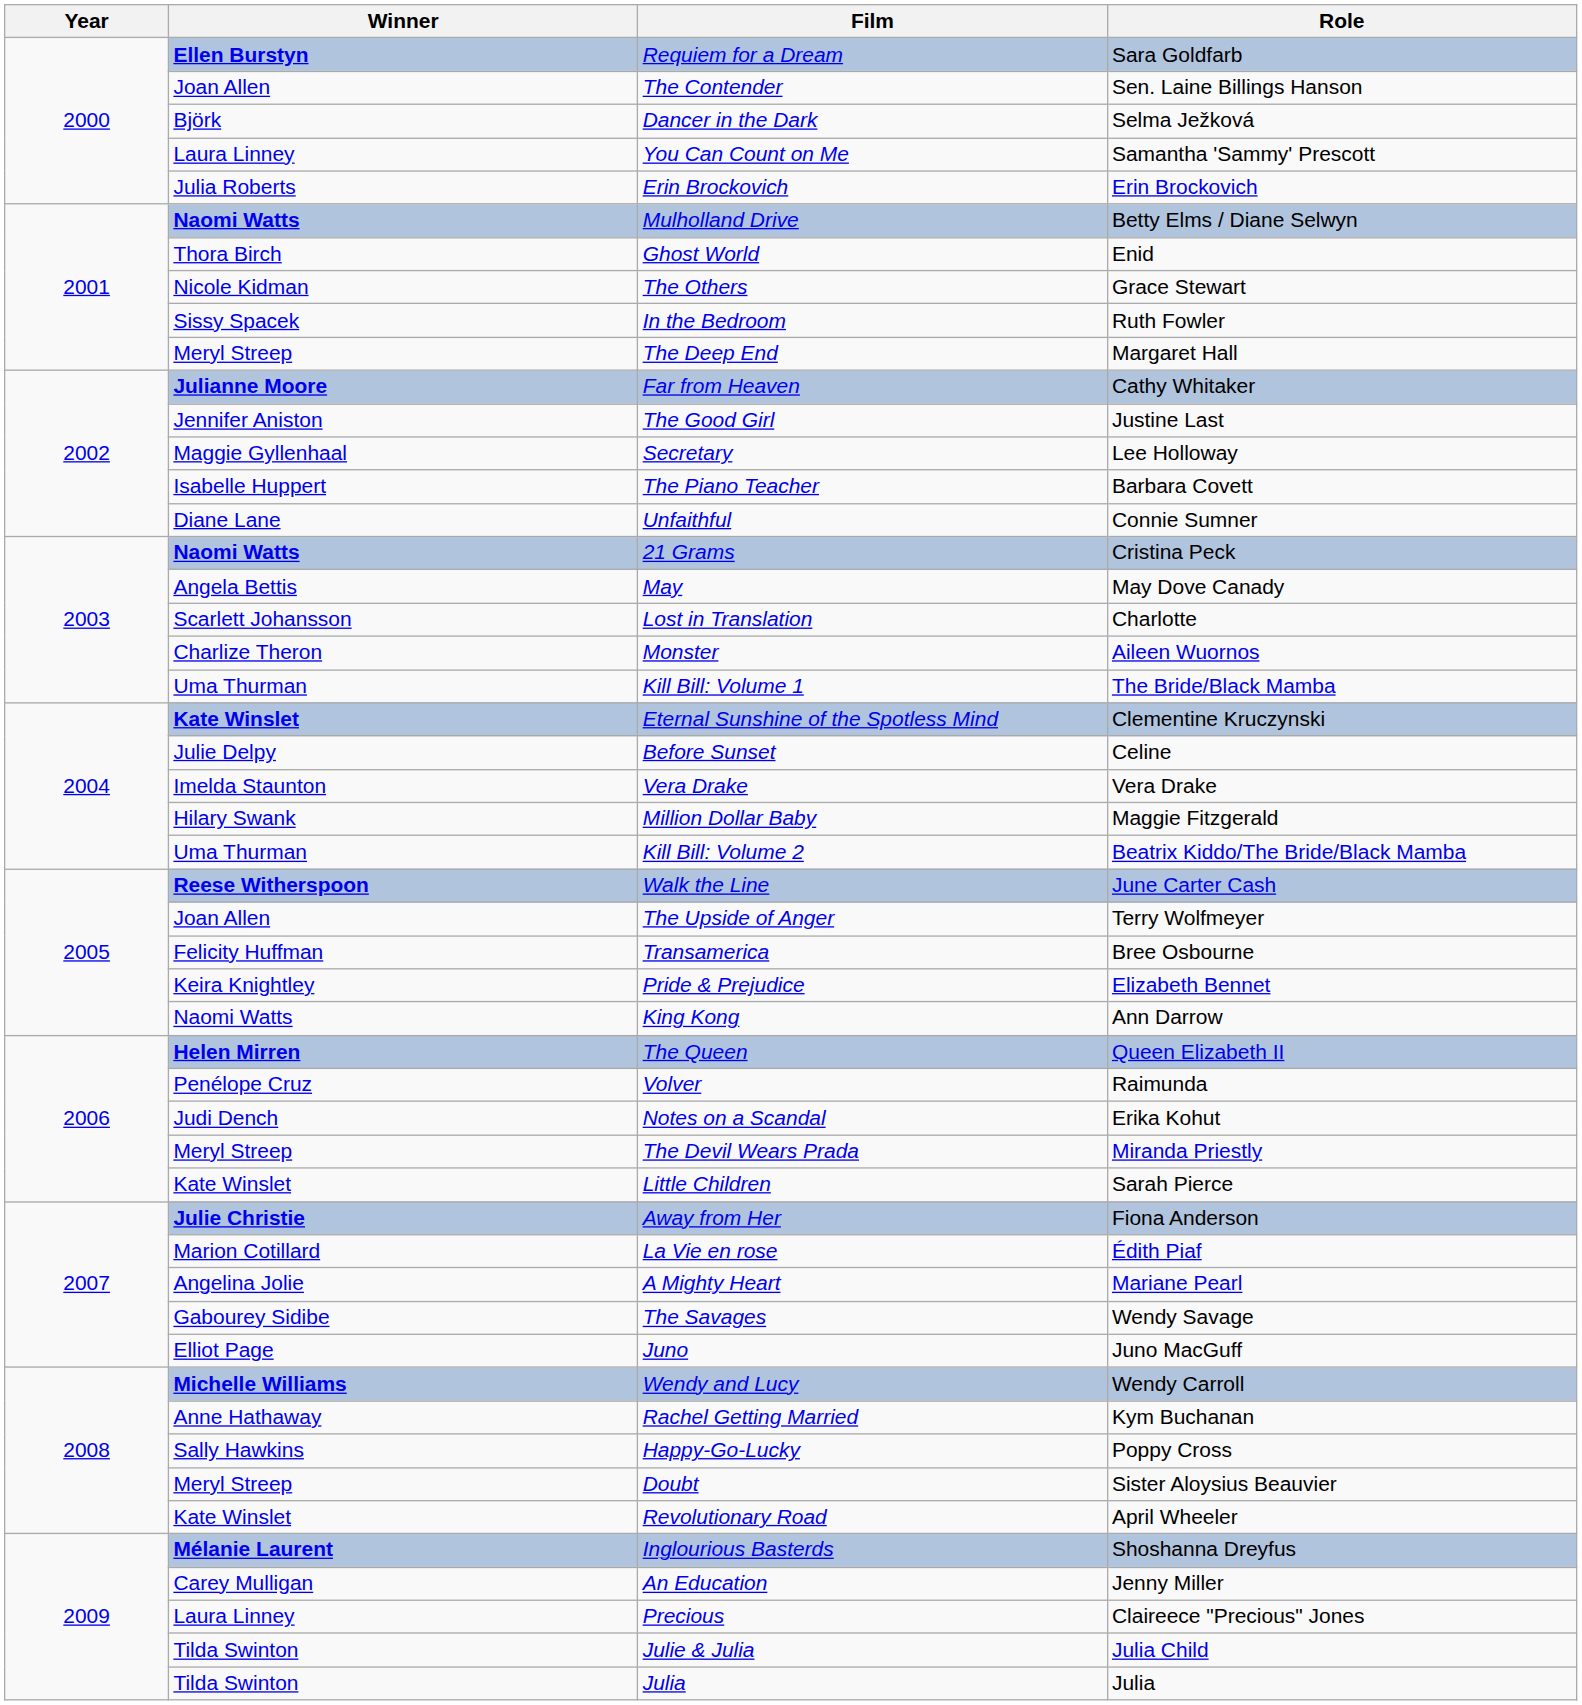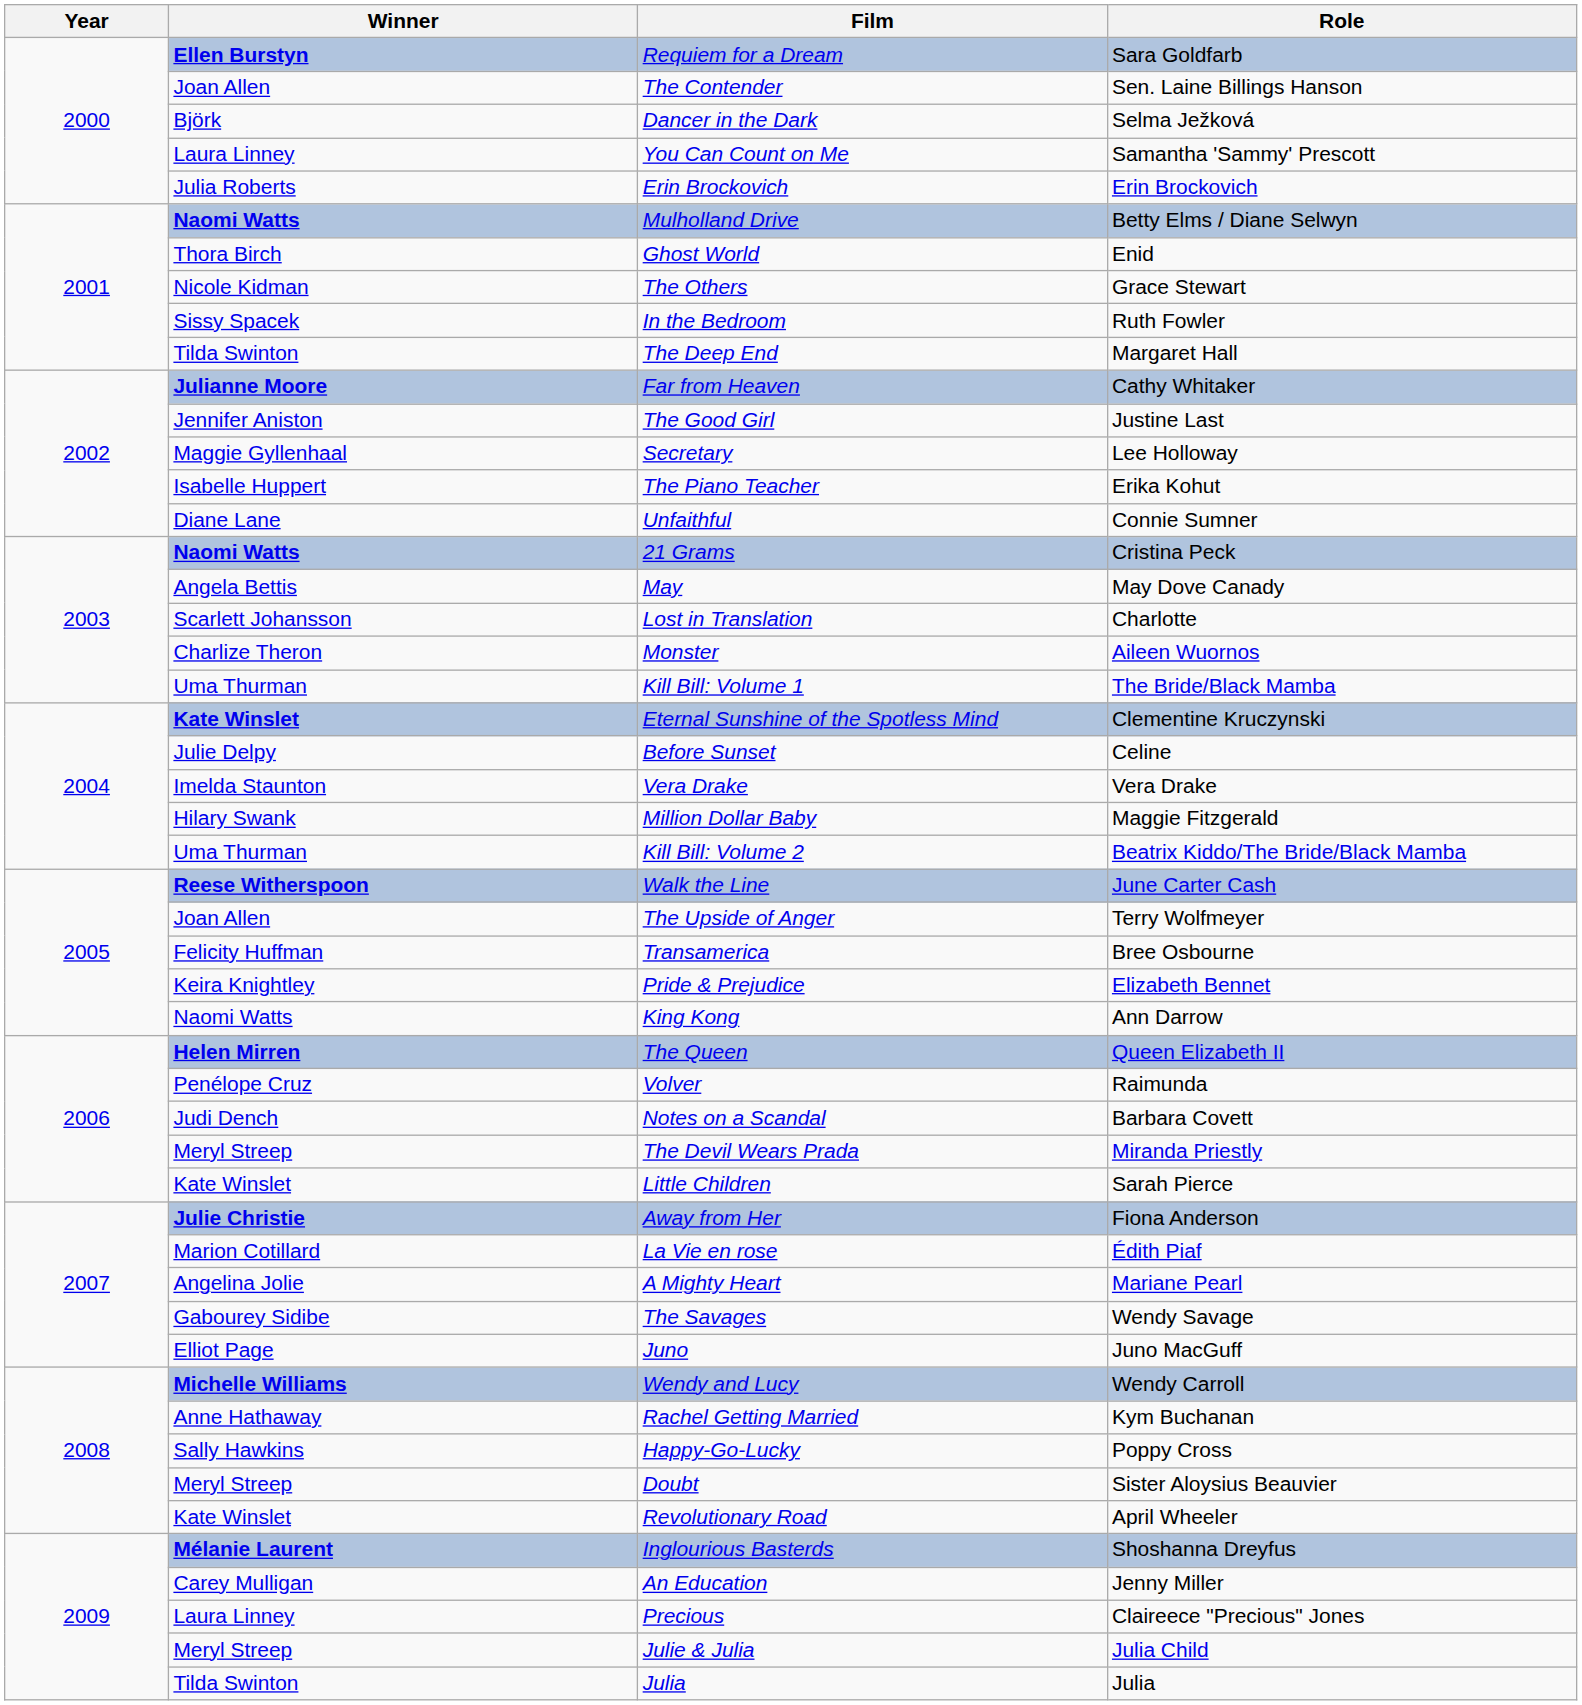(233, 353) Meryl Streep -> (236, 353) Tilda Swinton
(1182, 486) Barbara Covett -> (1166, 486) Erika Kohut
(1166, 1118) Erika Kohut -> (1182, 1118) Barbara Covett
(236, 1649) Tilda Swinton -> (233, 1649) Meryl Streep
